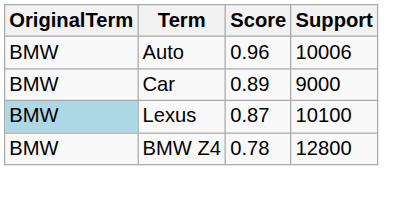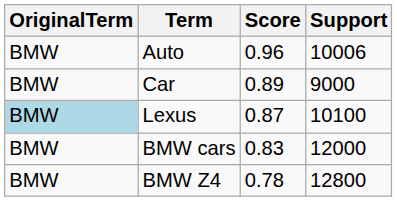+ row: (189, 148)
